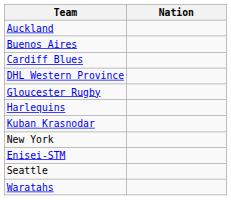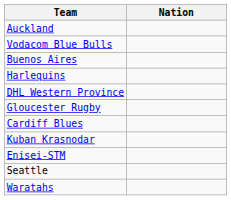+ row: (60, 44)
rows swapped: (45, 60) <-> (36, 108)
- row: (30, 139)
